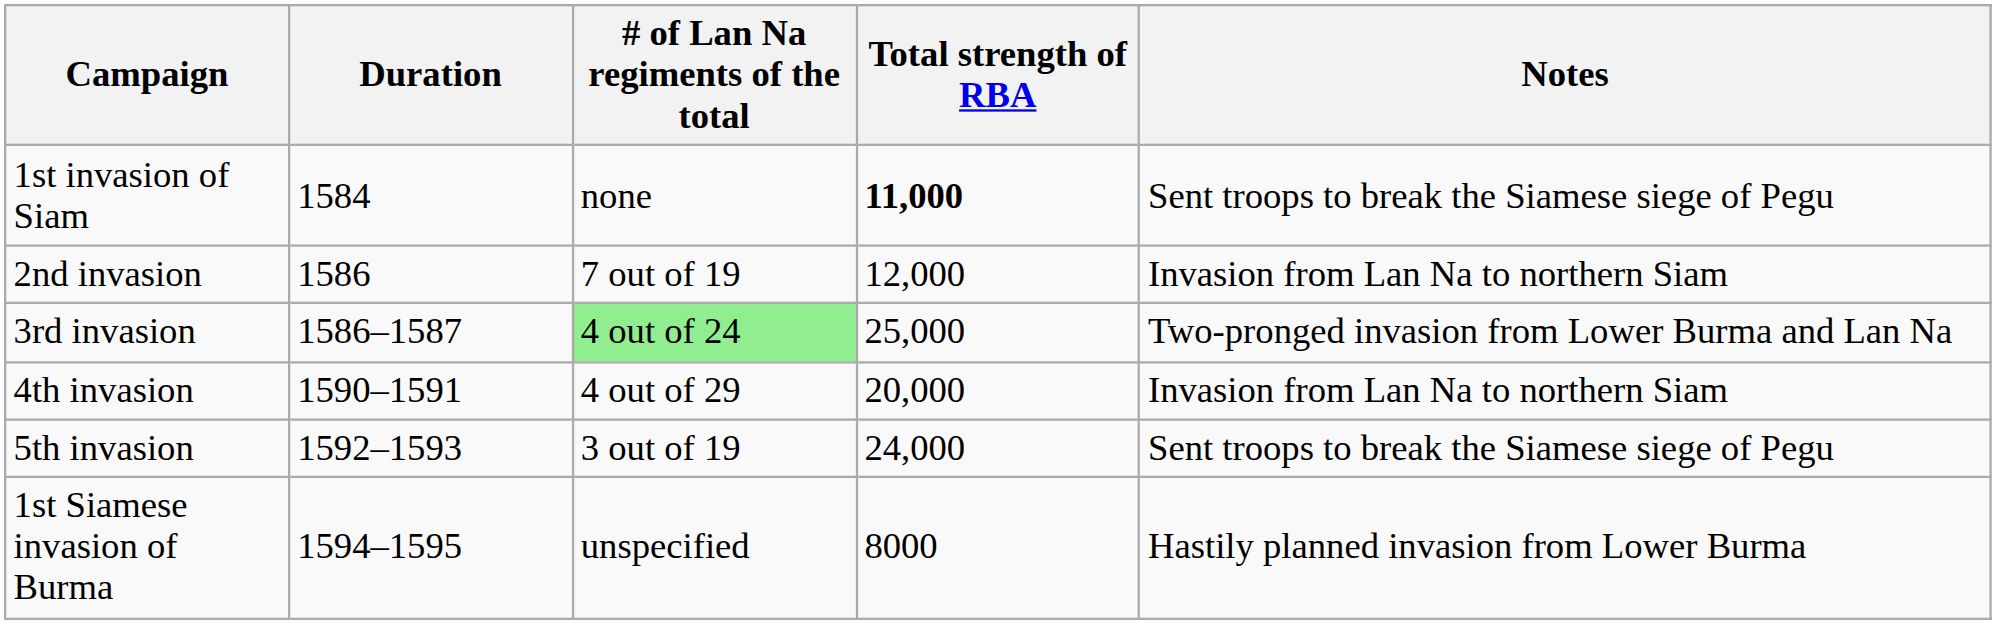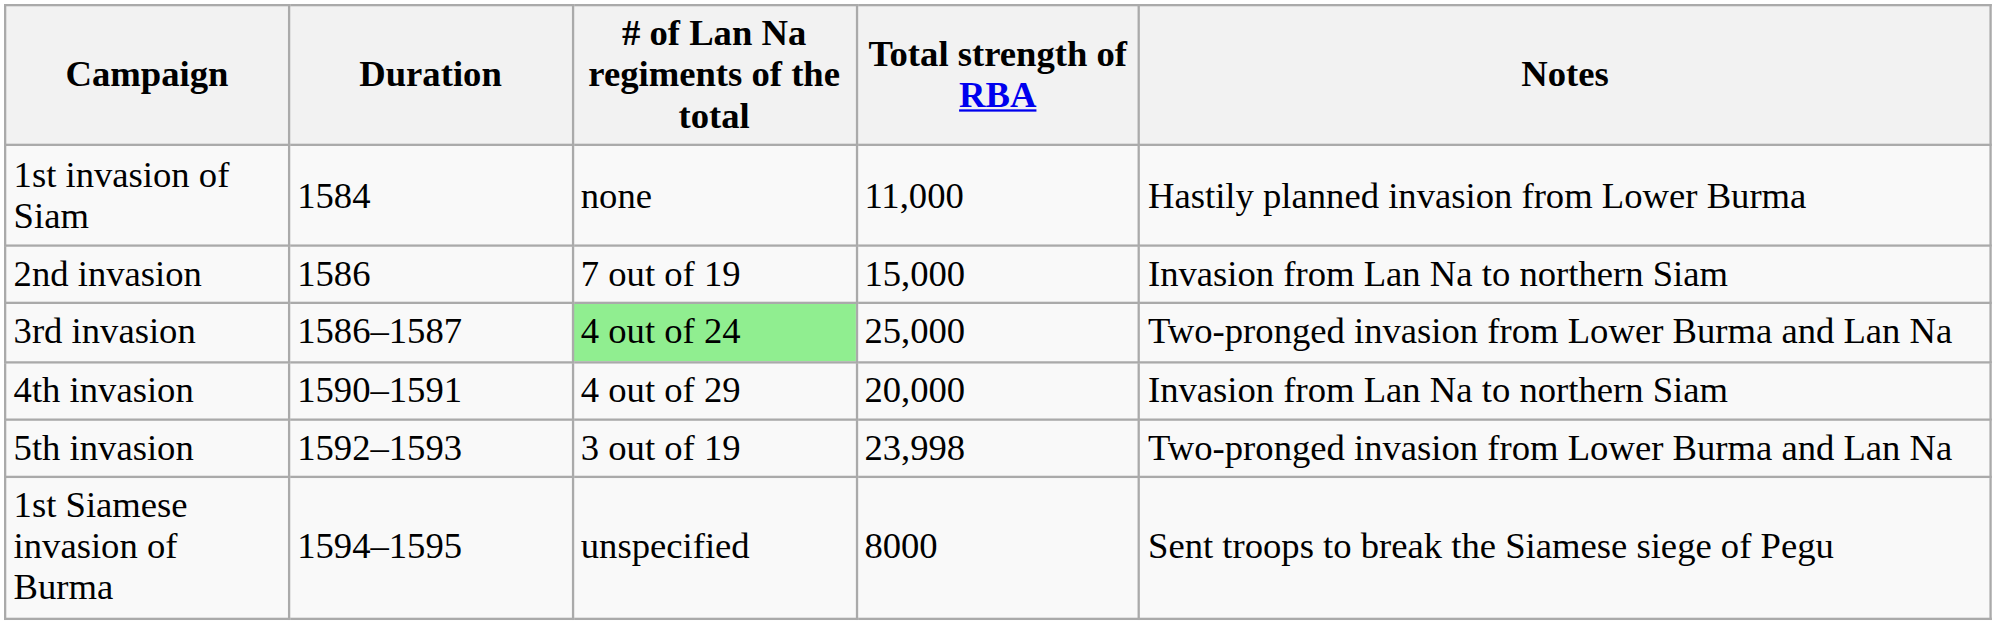(914, 194) bold -> (914, 194) normal
(1491, 194) Sent troops to break the Siamese siege of Pegu -> (1477, 194) Hastily planned invasion from Lower Burma
(915, 273) 12,000 -> (915, 273) 15,000
(915, 447) 24,000 -> (915, 447) 23,998
(1491, 447) Sent troops to break the Siamese siege of Pegu -> (1550, 447) Two-pronged invasion from Lower Burma and Lan Na
(1477, 547) Hastily planned invasion from Lower Burma -> (1491, 547) Sent troops to break the Siamese siege of Pegu
